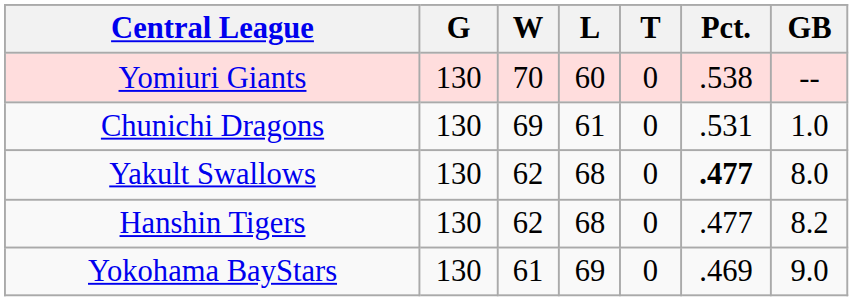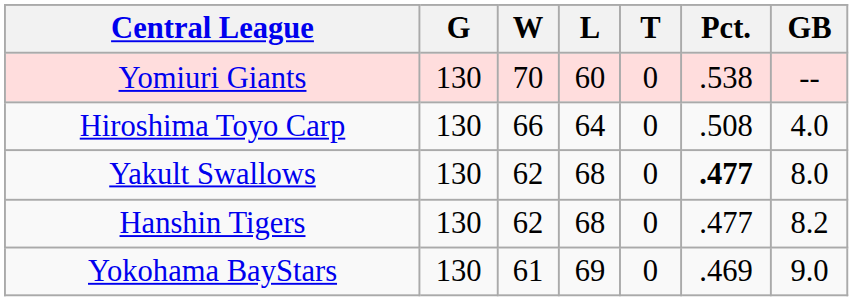- row: (213, 125)
+ row: (213, 125)
